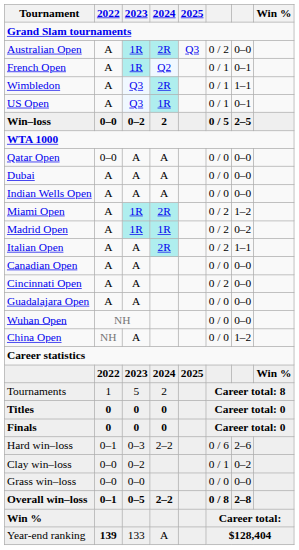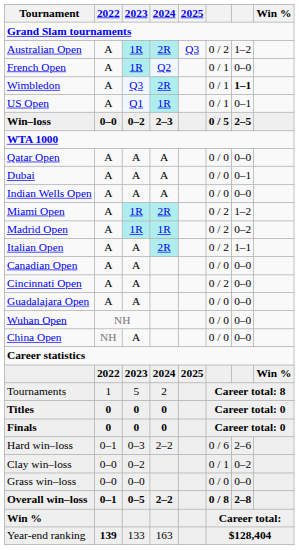(243, 49) 0–0 -> (243, 49) 1–2
(243, 67) 0–1 -> (243, 67) 0–0
(243, 85) normal -> (243, 85) bold
(136, 103) Q3 -> (136, 103) Q1
(164, 121) 2 -> (164, 121) 2–3
(108, 157) 0–0 -> (108, 157) A
(243, 175) 0–0 -> (243, 175) 0–1
(243, 337) 1–2 -> (243, 337) 0–0
(164, 535) A -> (164, 535) 163
